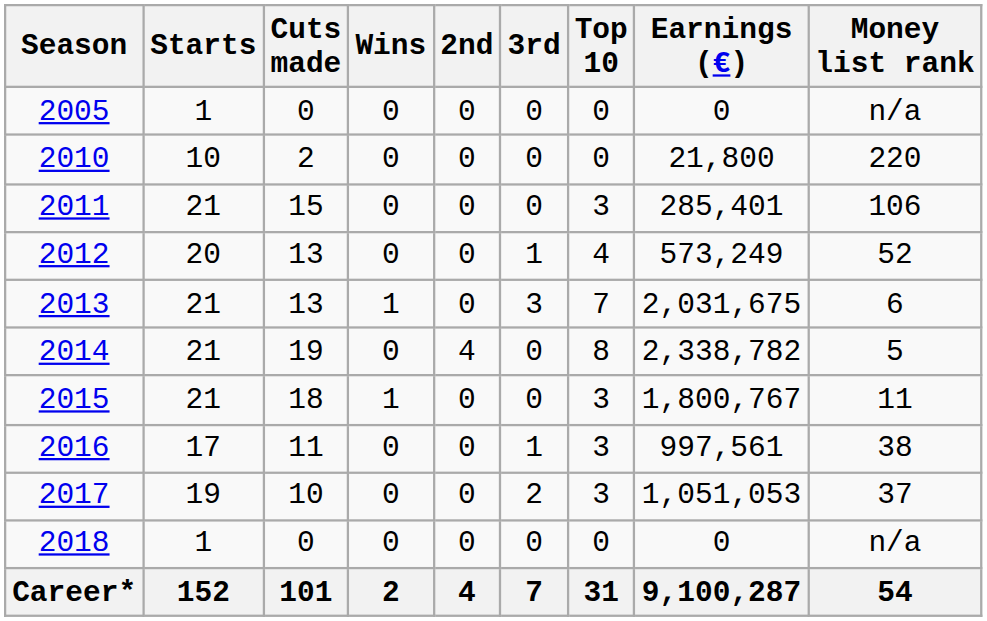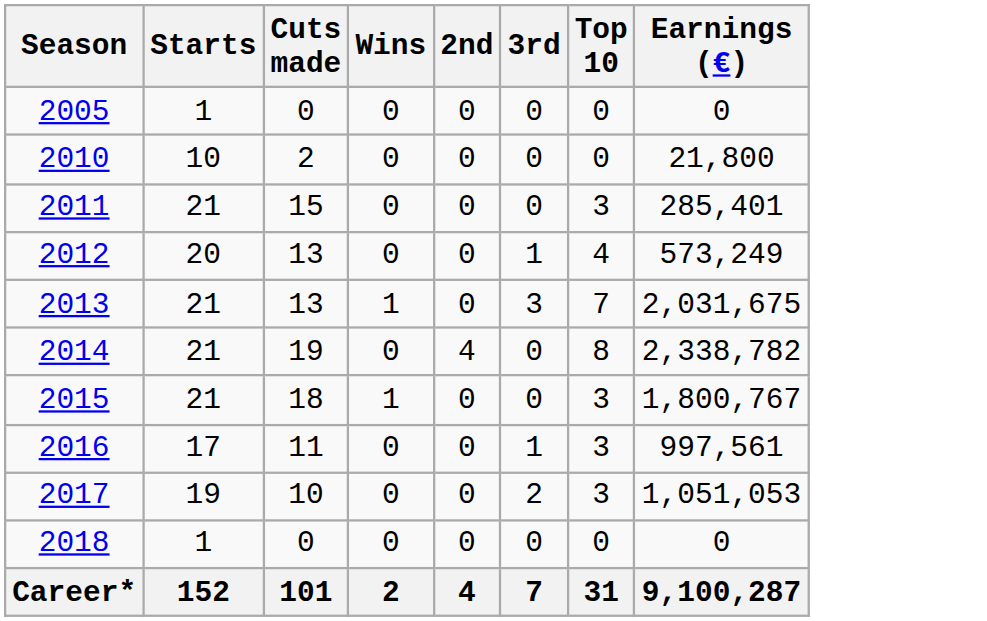- column: (895, 46)
